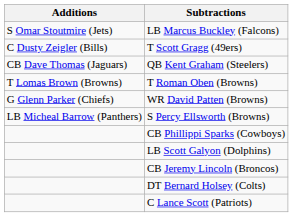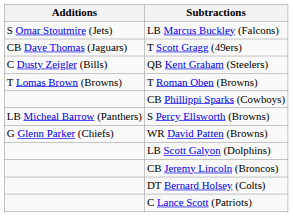(57, 47) C Dusty Zeigler (Bills) -> (67, 47) CB Dave Thomas (Jaguars)
(67, 64) CB Dave Thomas (Jaguars) -> (57, 64) C Dusty Zeigler (Bills)
rows swapped: (207, 99) <-> (216, 133)
